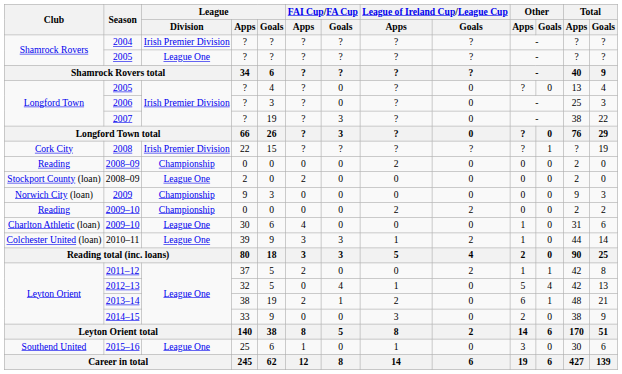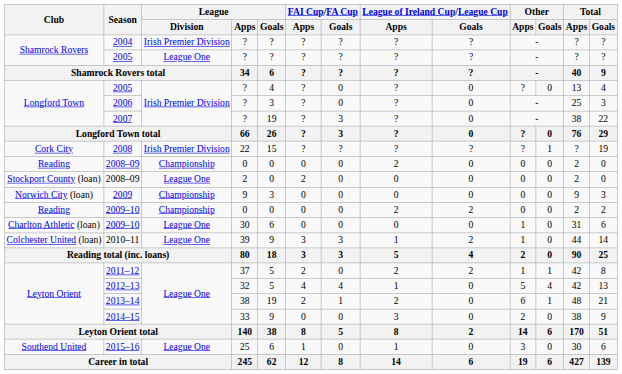(303, 225) 4 -> (303, 225) 0
(396, 270) 0 -> (396, 270) 2
(303, 286) 0 -> (303, 286) 4
